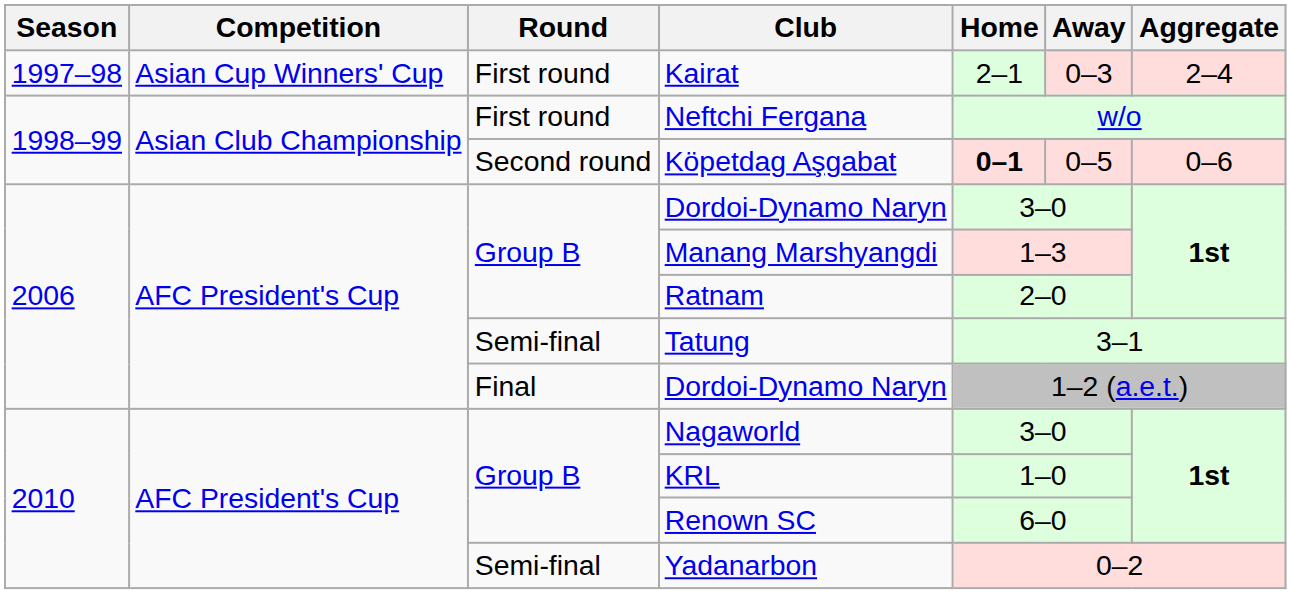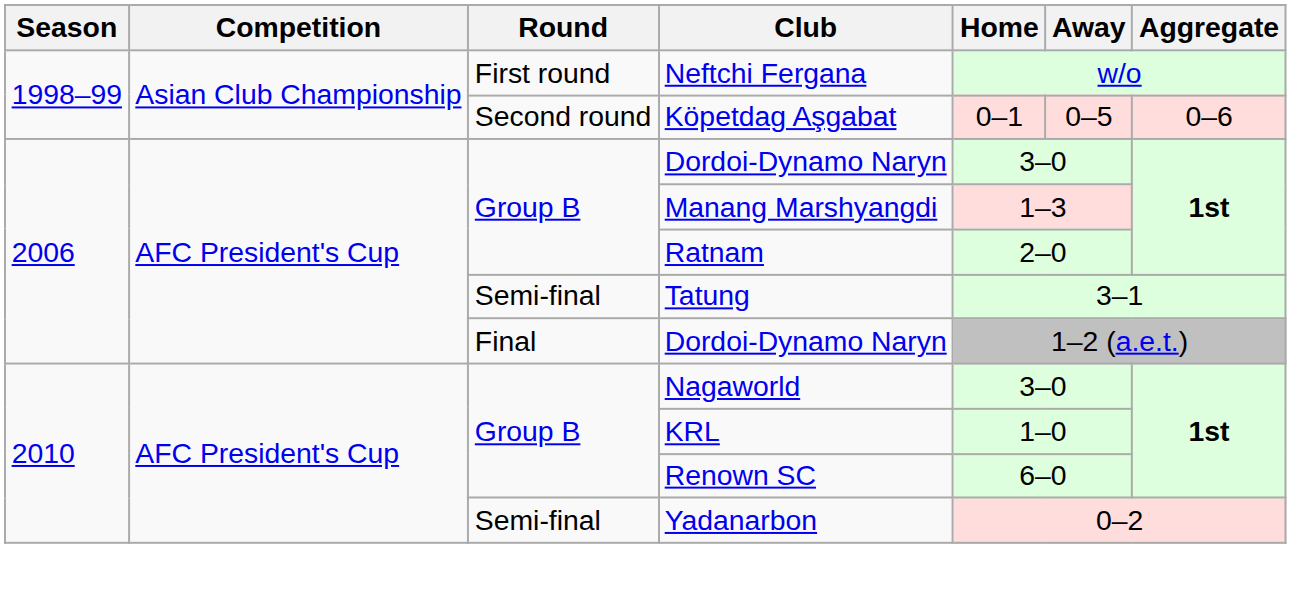- row: (543, 73)
(999, 162) bold -> (999, 117) normal
